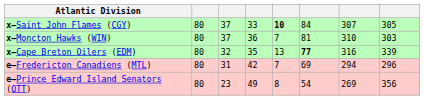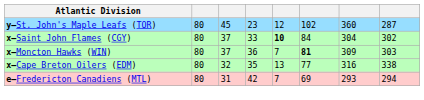+ row: (81, 25)
(349, 25) 307 -> (349, 38) 304
(389, 25) 305 -> (389, 38) 302
(306, 38) normal -> (306, 52) bold
(349, 38) 310 -> (349, 52) 309
(306, 52) bold -> (306, 65) normal
(389, 52) 339 -> (389, 65) 338
(349, 65) 294 -> (349, 79) 293
(389, 65) 296 -> (389, 79) 294
- row: (84, 84)
